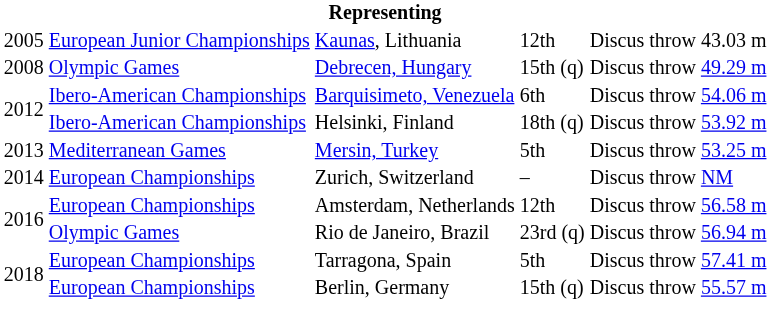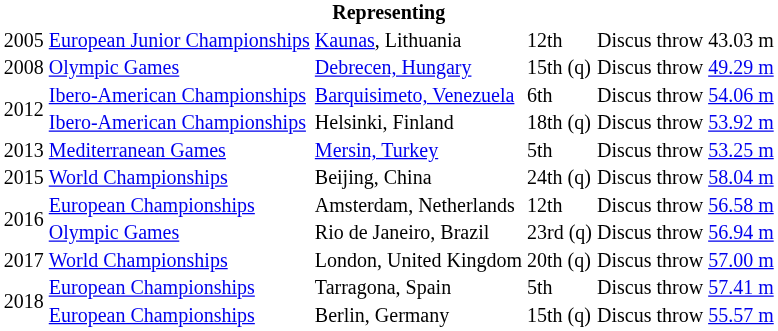- row: (394, 177)
+ row: (373, 177)
+ row: (418, 260)
